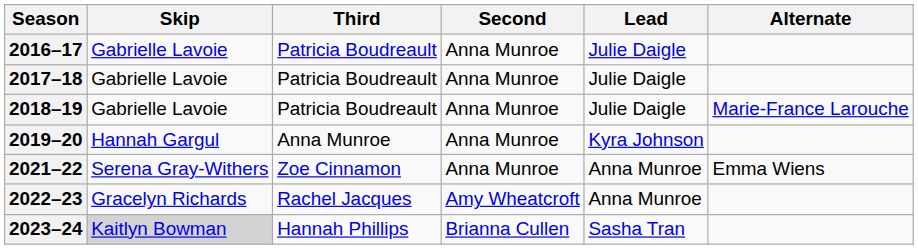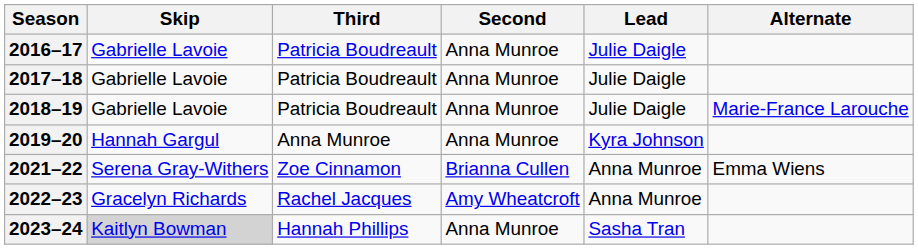(502, 169) Anna Munroe -> (507, 169) Brianna Cullen
(507, 229) Brianna Cullen -> (502, 229) Anna Munroe
